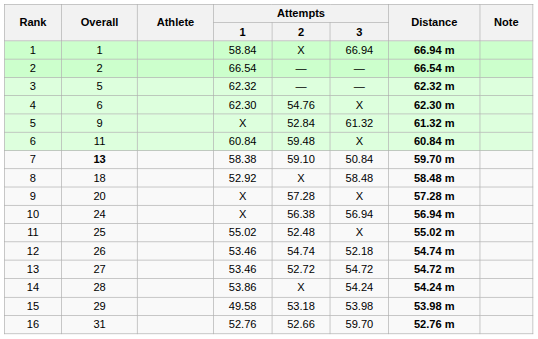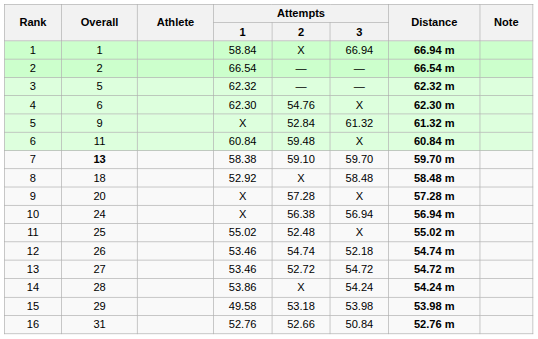(359, 159) 50.84 -> (359, 159) 59.70
(359, 324) 59.70 -> (359, 324) 50.84
